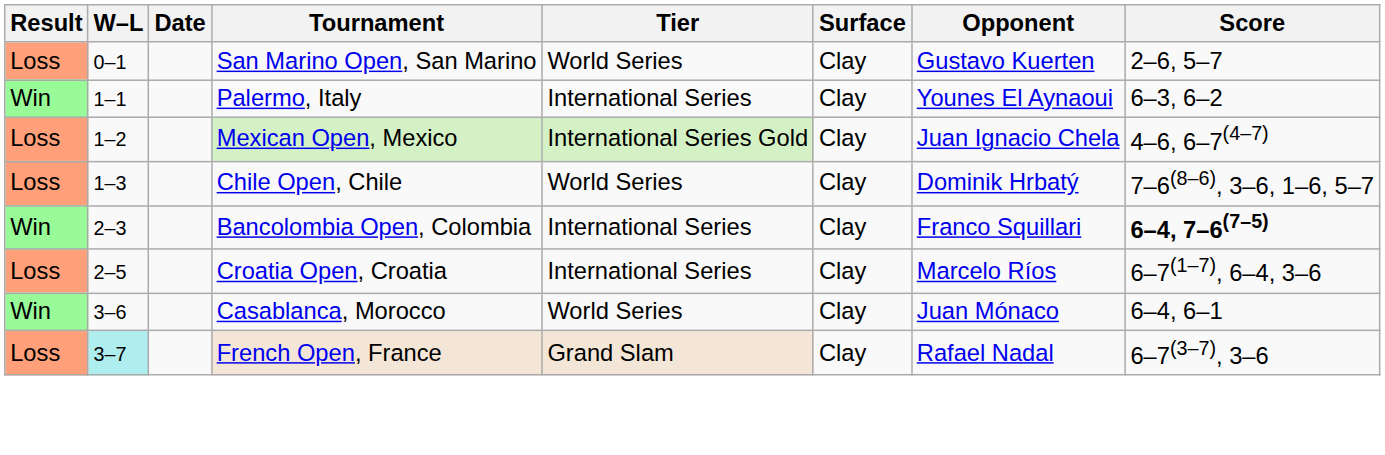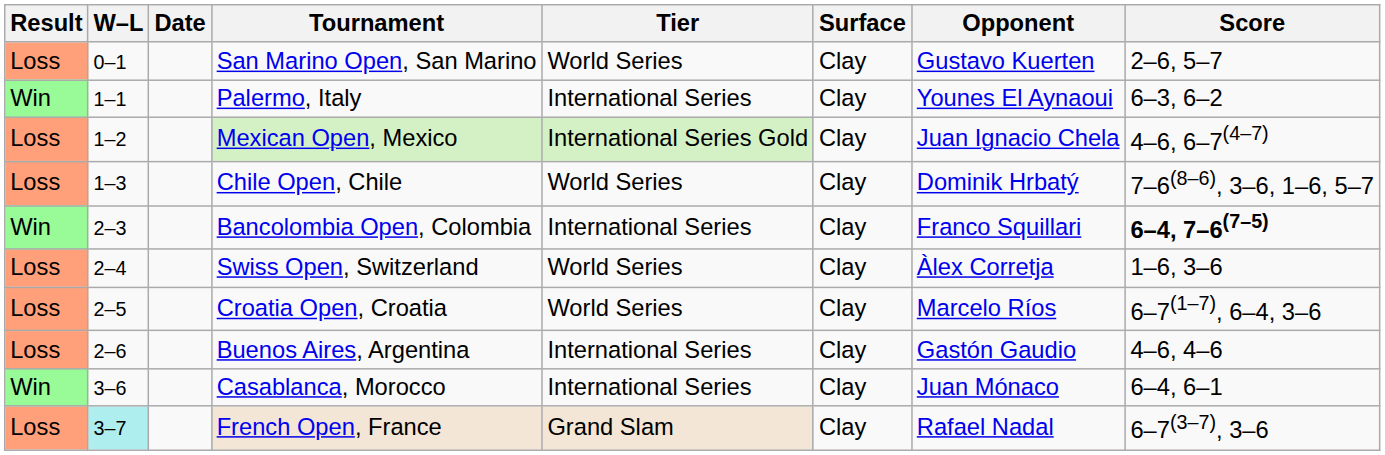+ row: (348, 267)
(649, 271) International Series -> (615, 308) World Series
+ row: (343, 349)
(615, 311) World Series -> (649, 386) International Series
